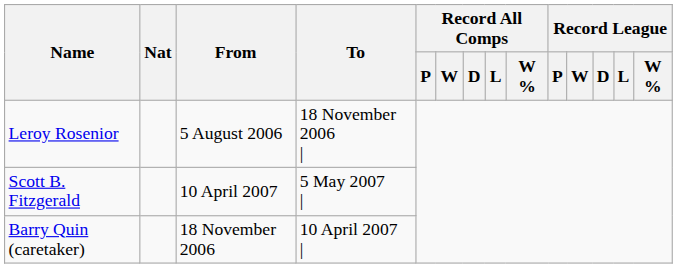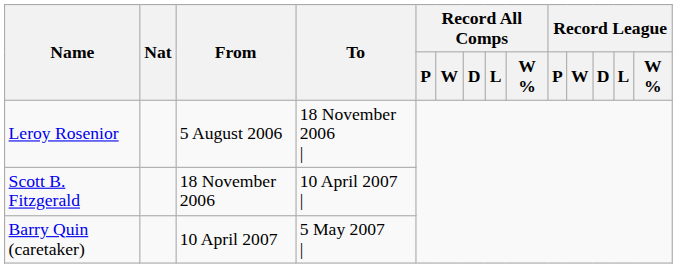(229, 191) 10 April 2007 -> (228, 191) 18 November 2006
(342, 191) 5 May 2007 | -> (349, 191) 10 April 2007 |
(228, 239) 18 November 2006 -> (229, 239) 10 April 2007
(349, 239) 10 April 2007 | -> (342, 239) 5 May 2007 |
